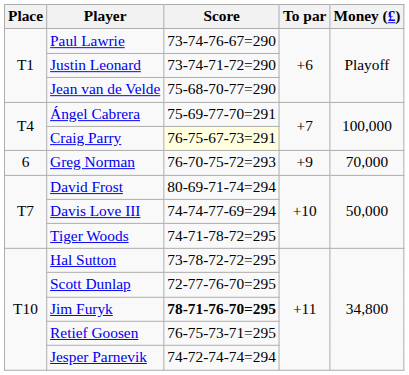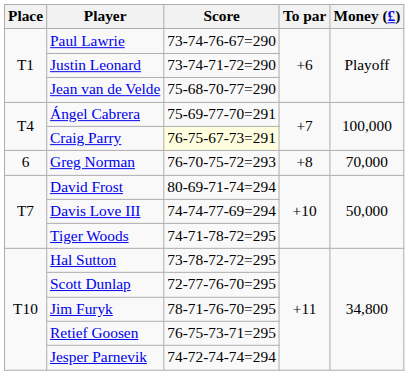(305, 162) +9 -> (305, 162) +8
(222, 308) bold -> (222, 308) normal
